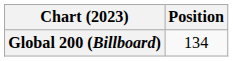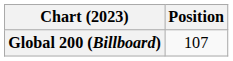(196, 42) 134 -> (196, 42) 107
